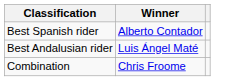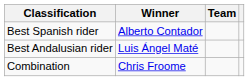+ column: (222, 13)
